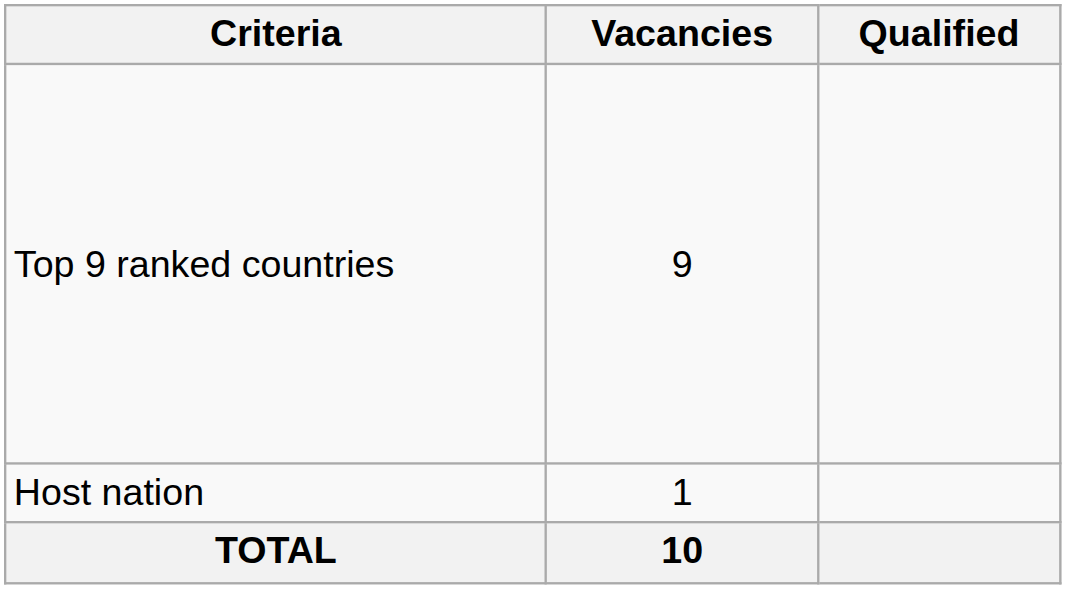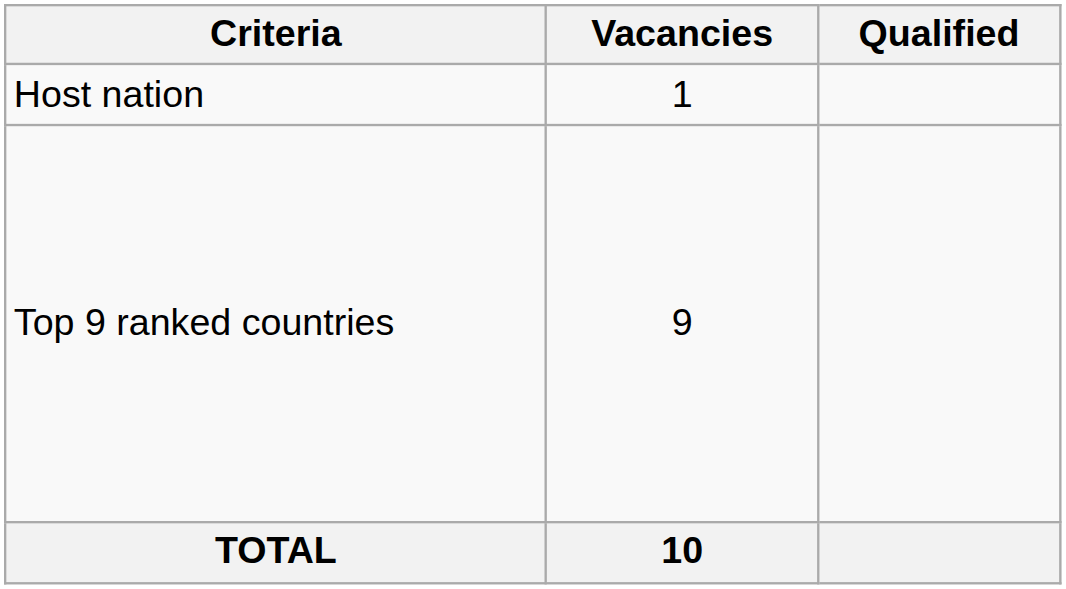rows swapped: (109, 491) <-> (204, 263)
